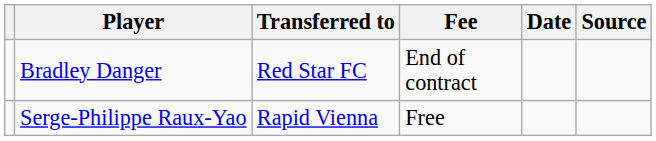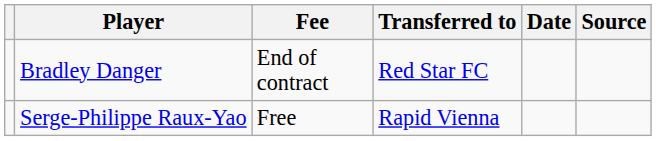columns swapped: (326, 22) <-> (461, 22)
